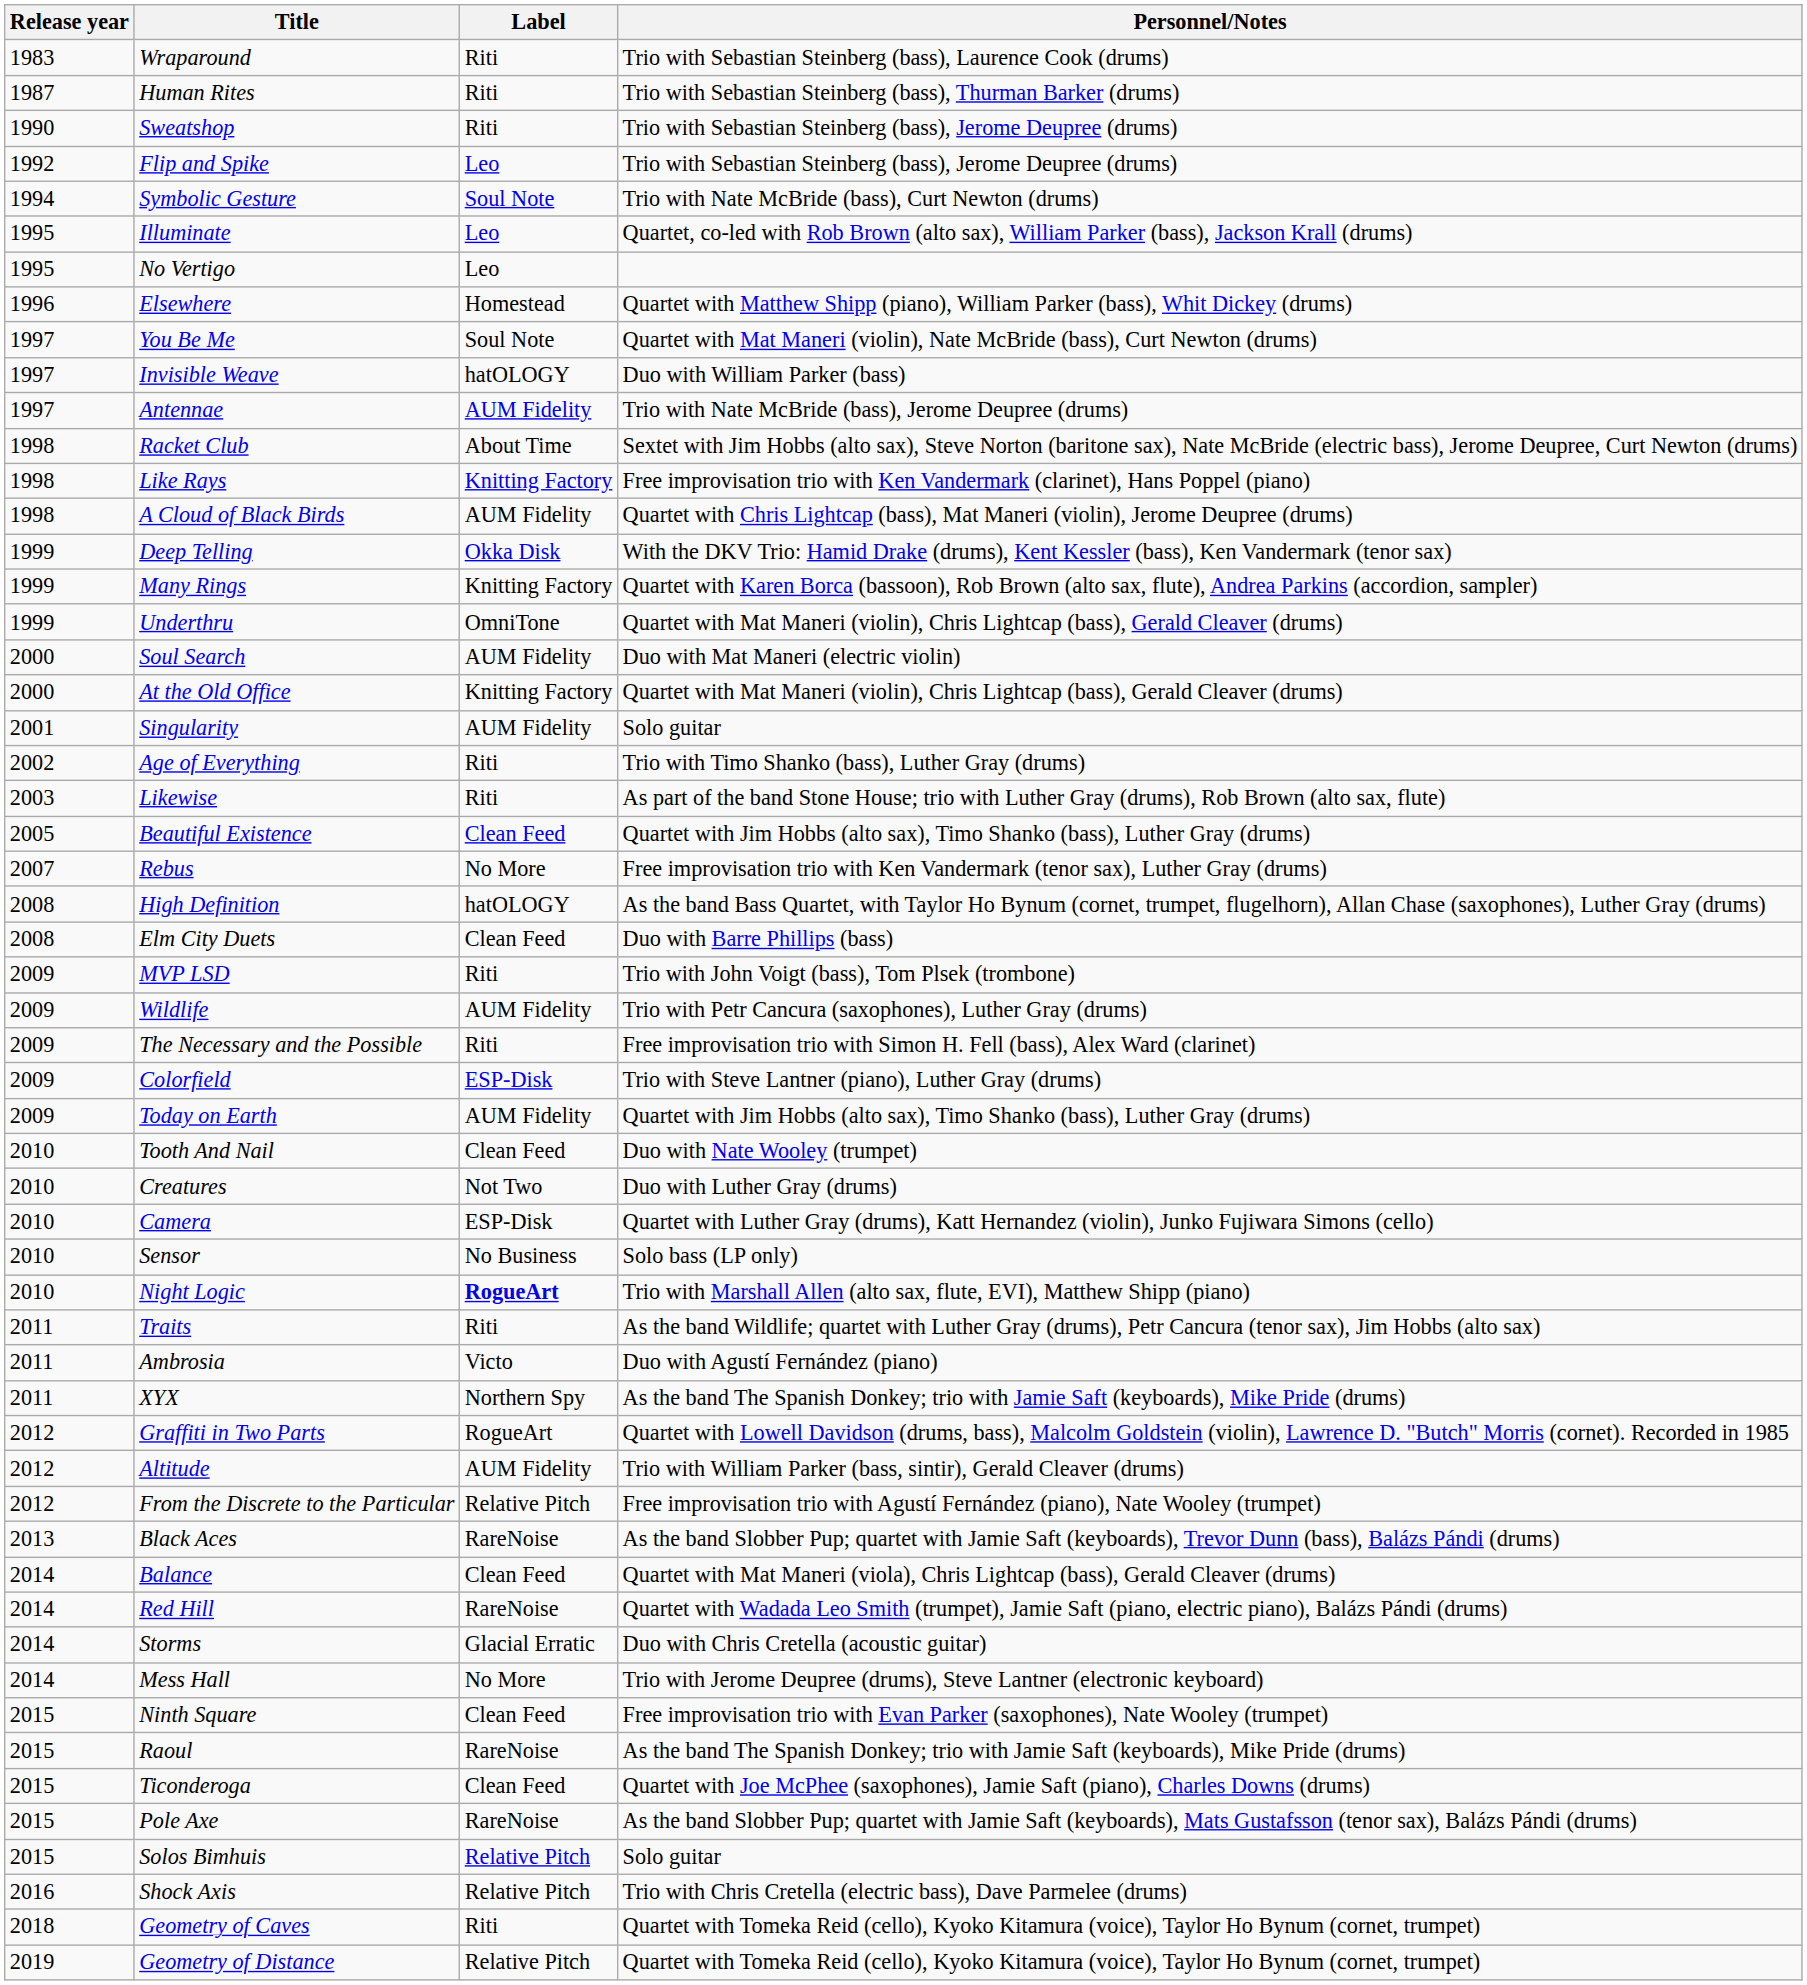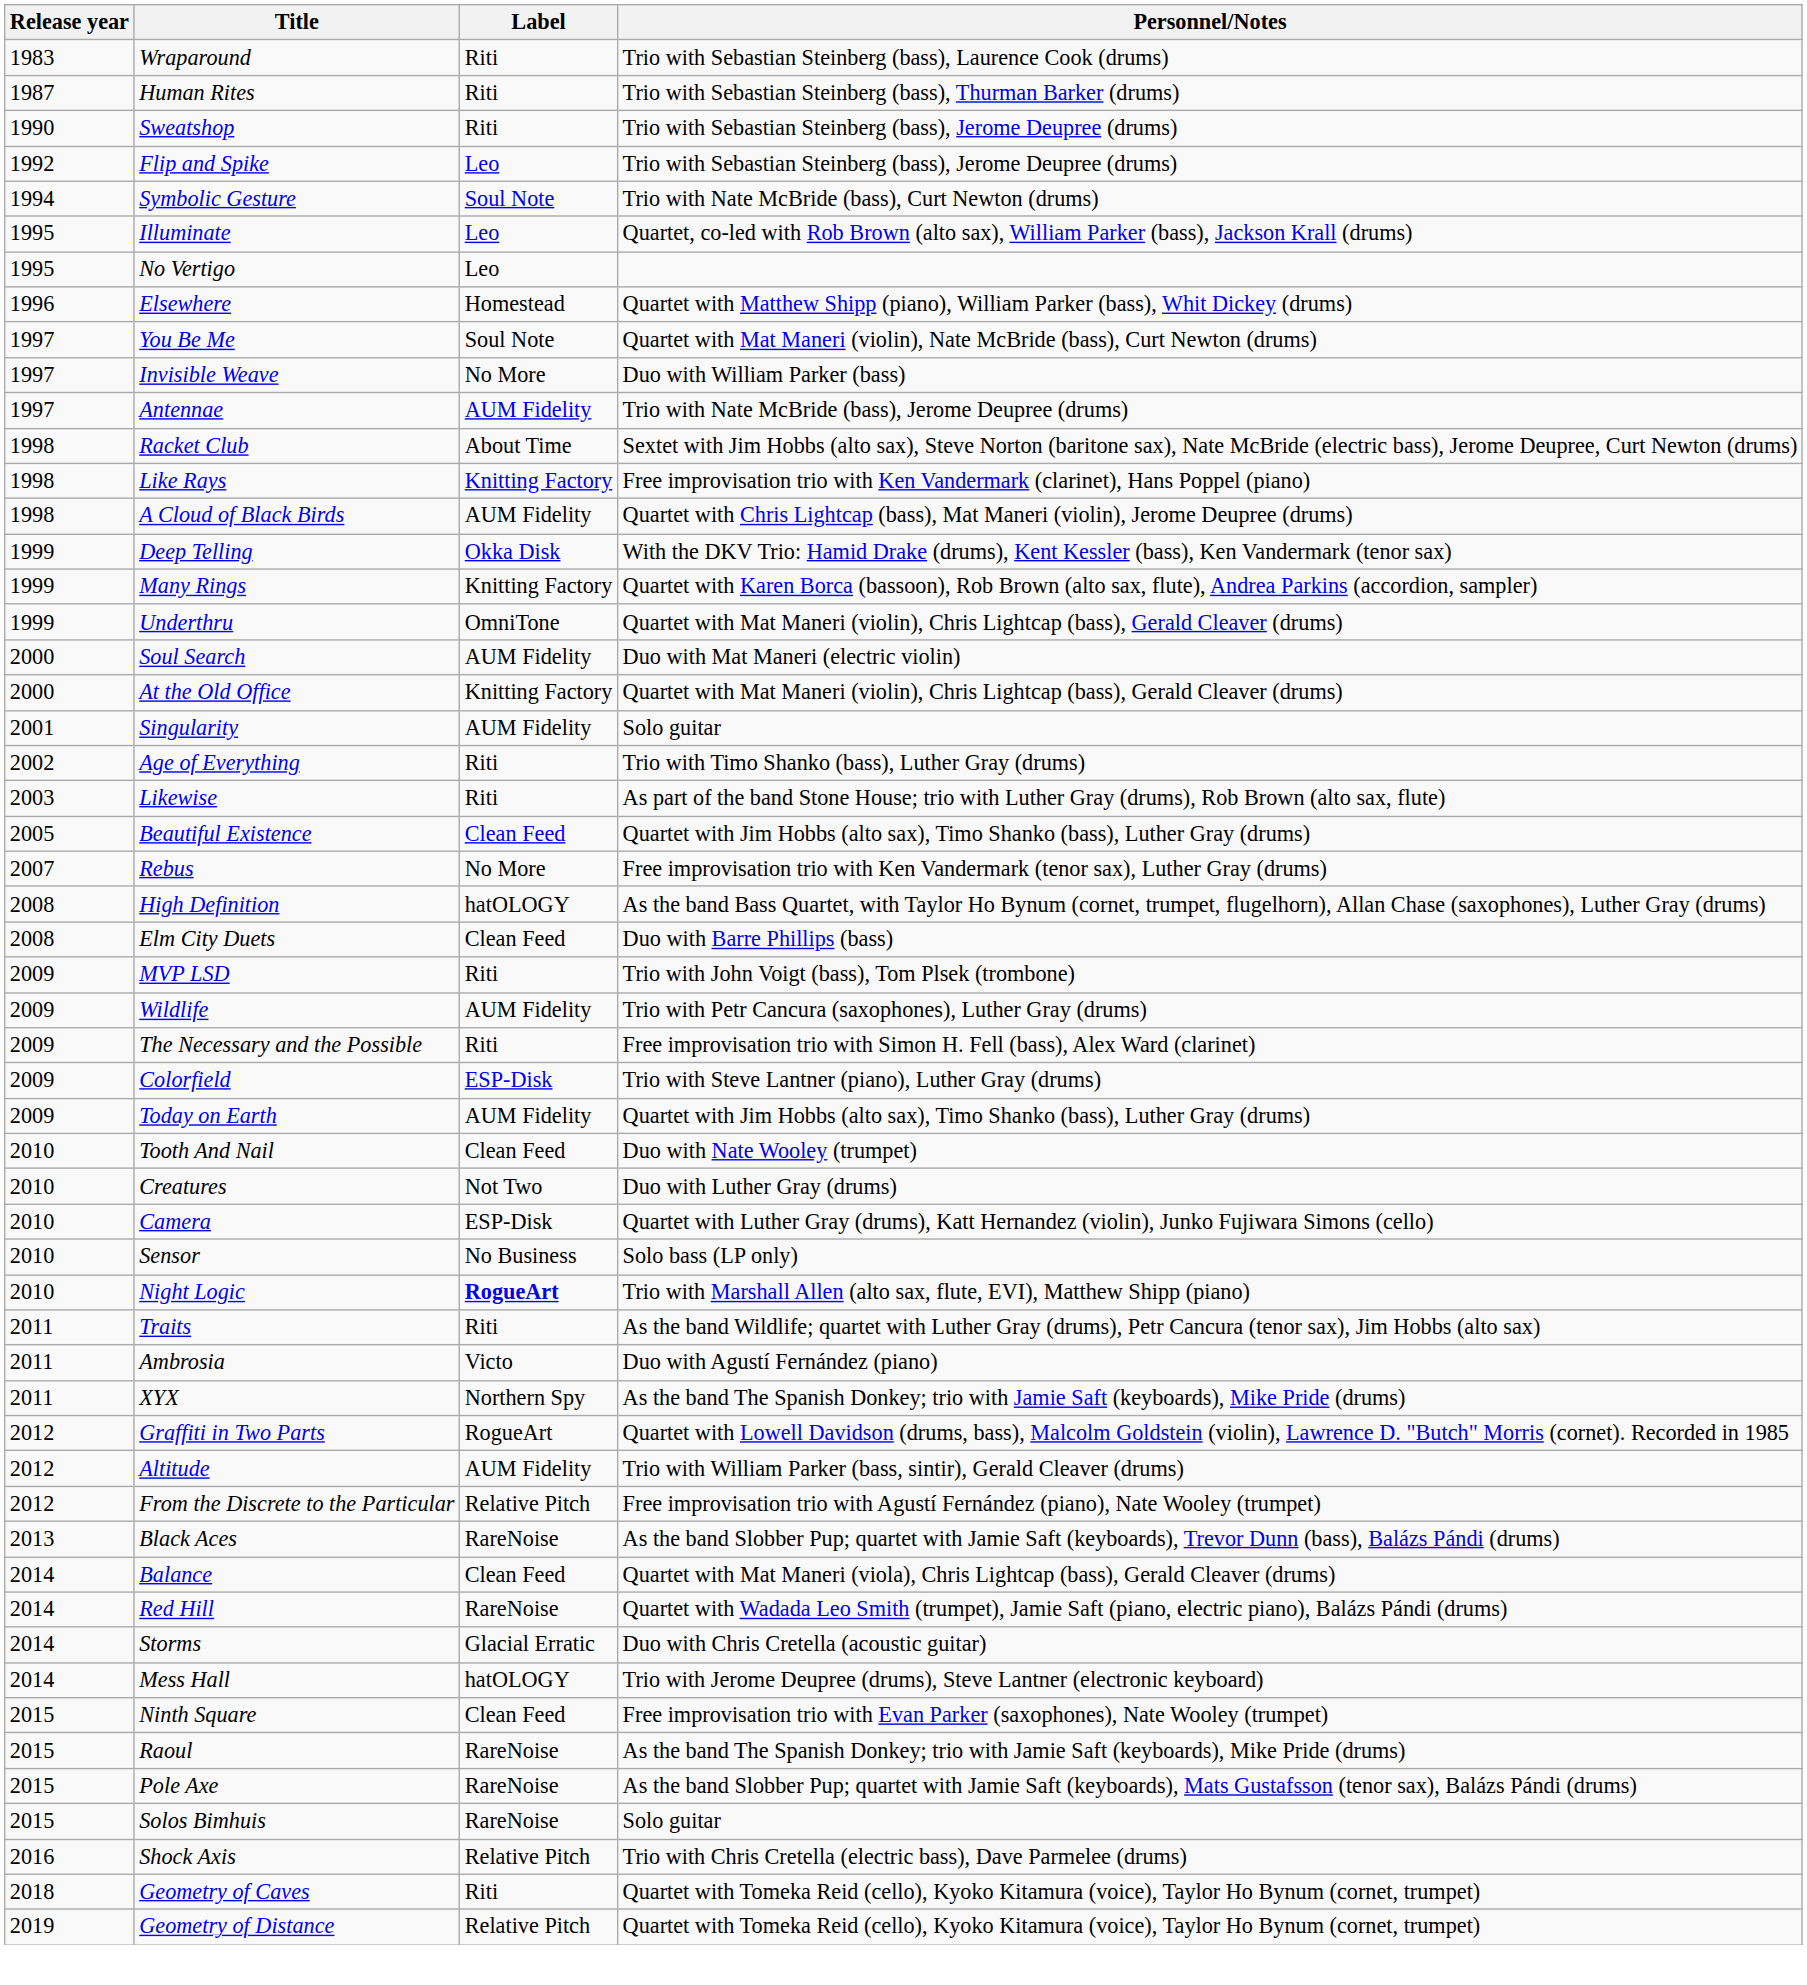(517, 374) hatOLOGY -> (505, 374) No More
(505, 1679) No More -> (517, 1679) hatOLOGY
- row: (195, 1785)
(527, 1856) Relative Pitch -> (512, 1820) RareNoise
